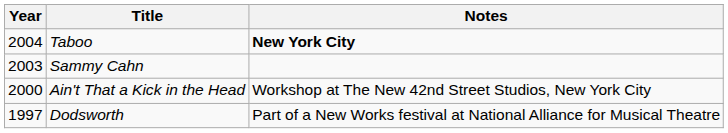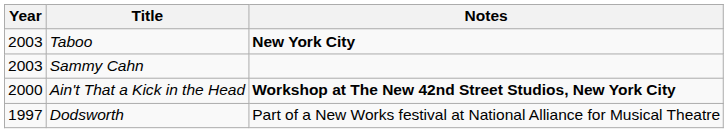(25, 41) 2004 -> (25, 41) 2003
(452, 90) normal -> (464, 90) bold
